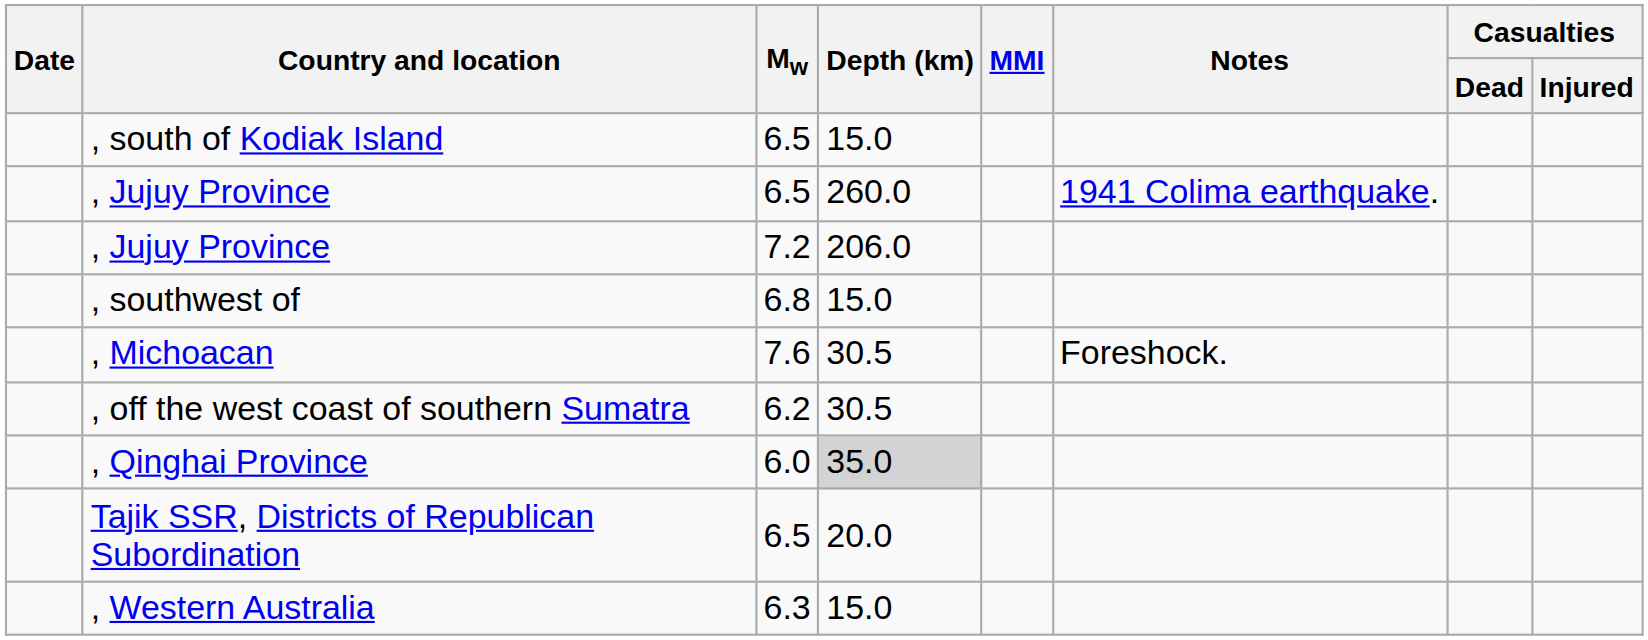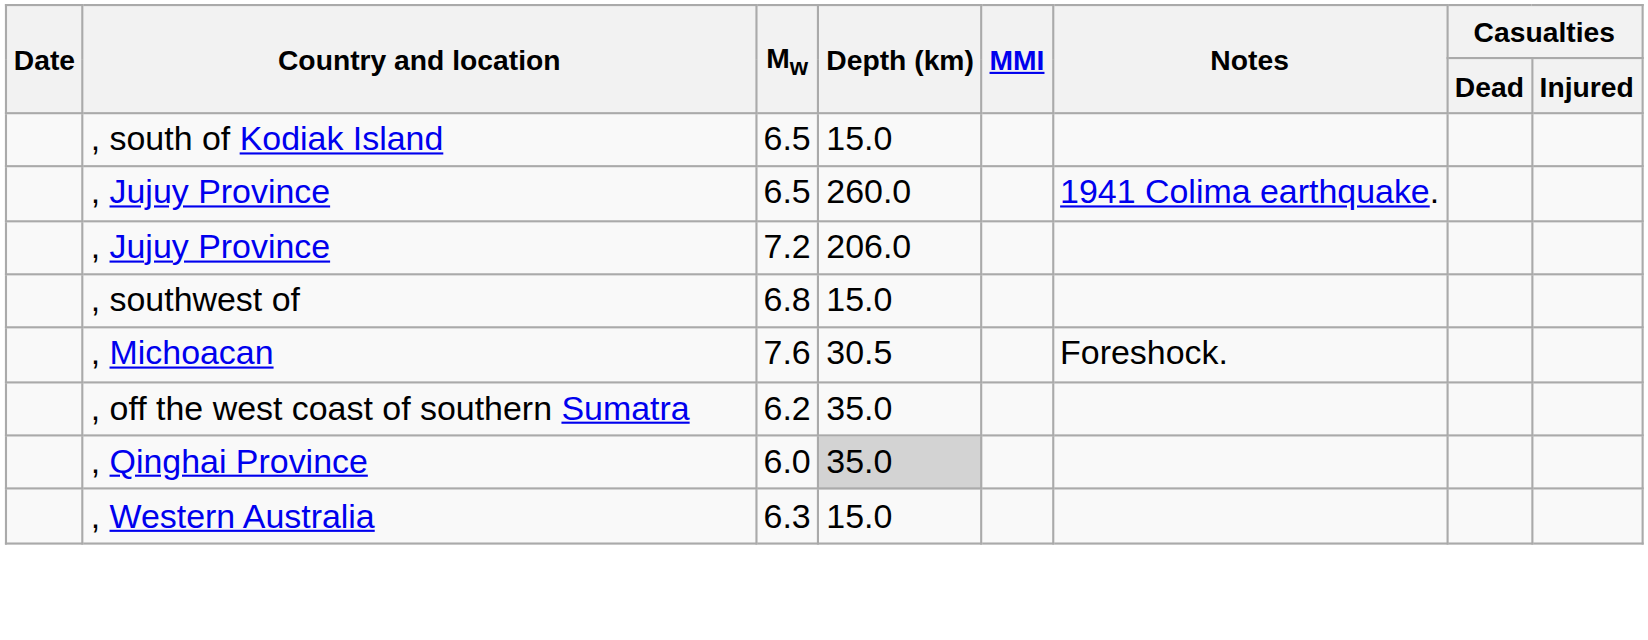(859, 407) 30.5 -> (859, 407) 35.0
- row: (342, 534)
